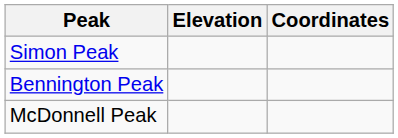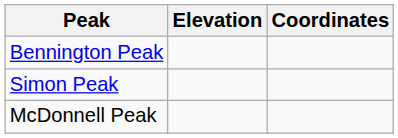rows swapped: (64, 52) <-> (87, 84)
